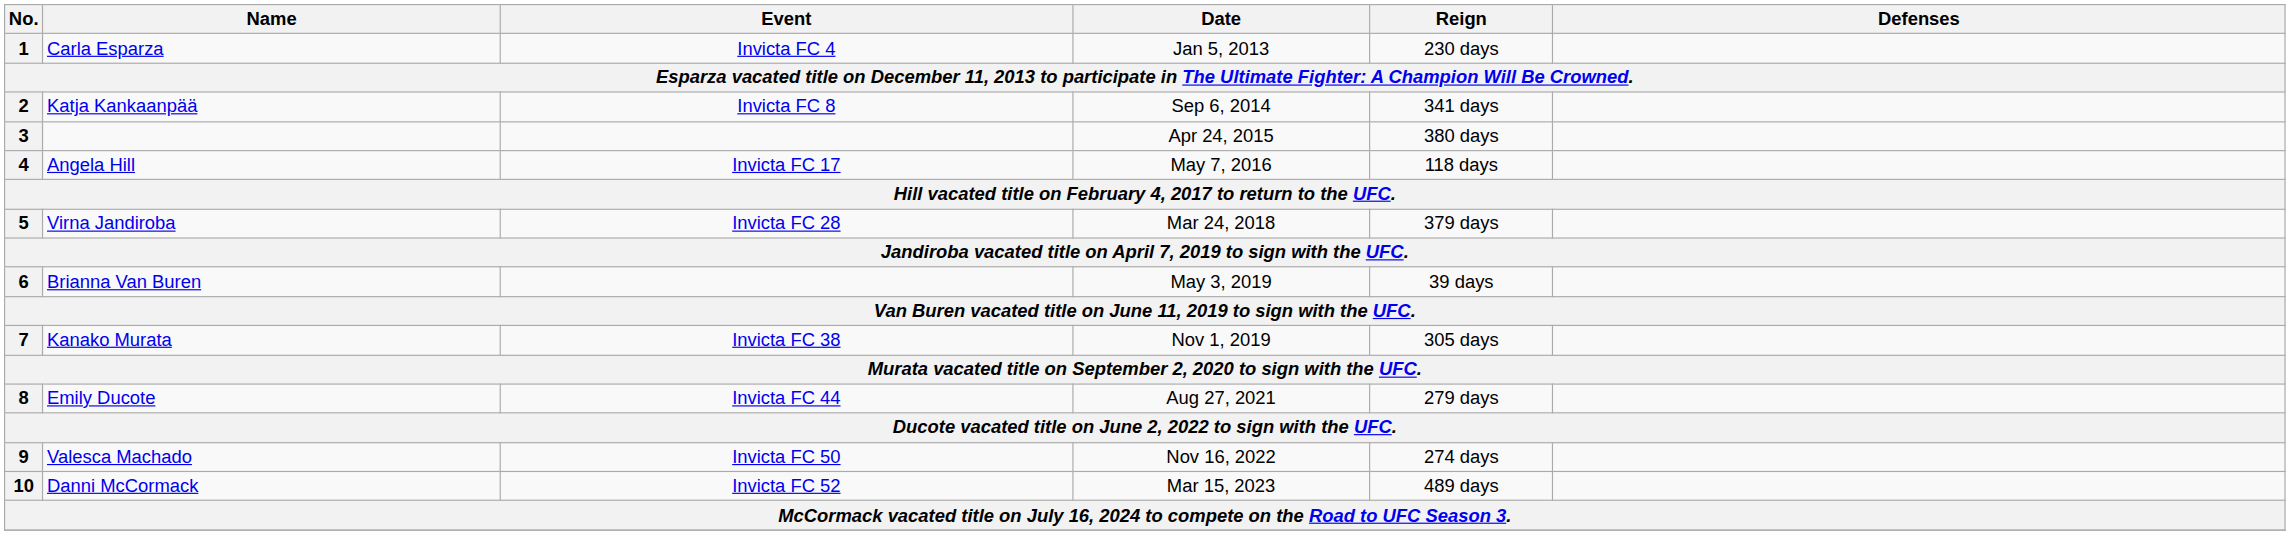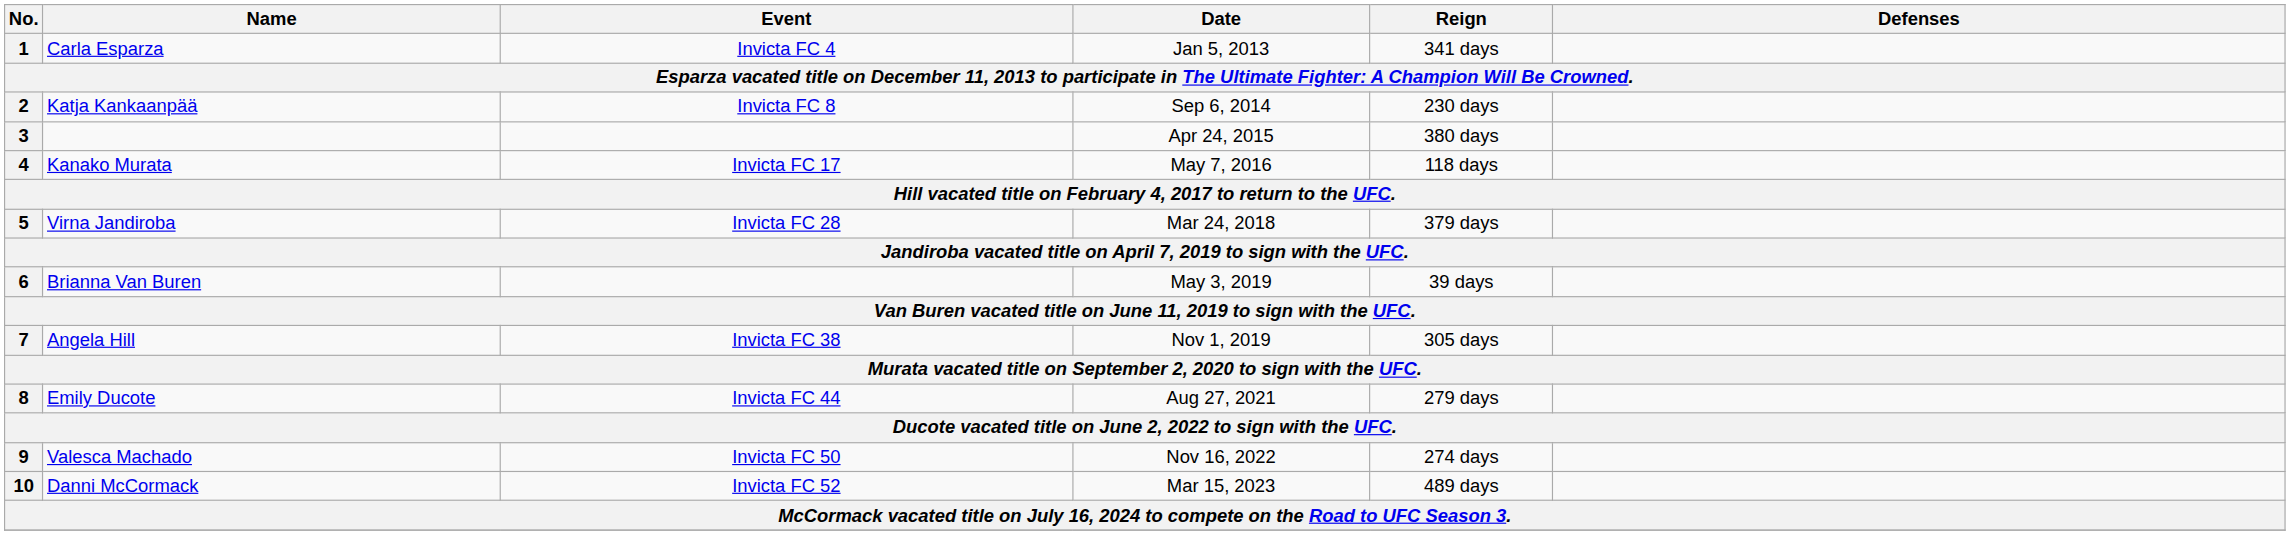(1461, 48) 230 days -> (1461, 48) 341 days
(1461, 106) 341 days -> (1461, 106) 230 days
(91, 164) Angela Hill -> (109, 164) Kanako Murata
(109, 340) Kanako Murata -> (91, 340) Angela Hill
